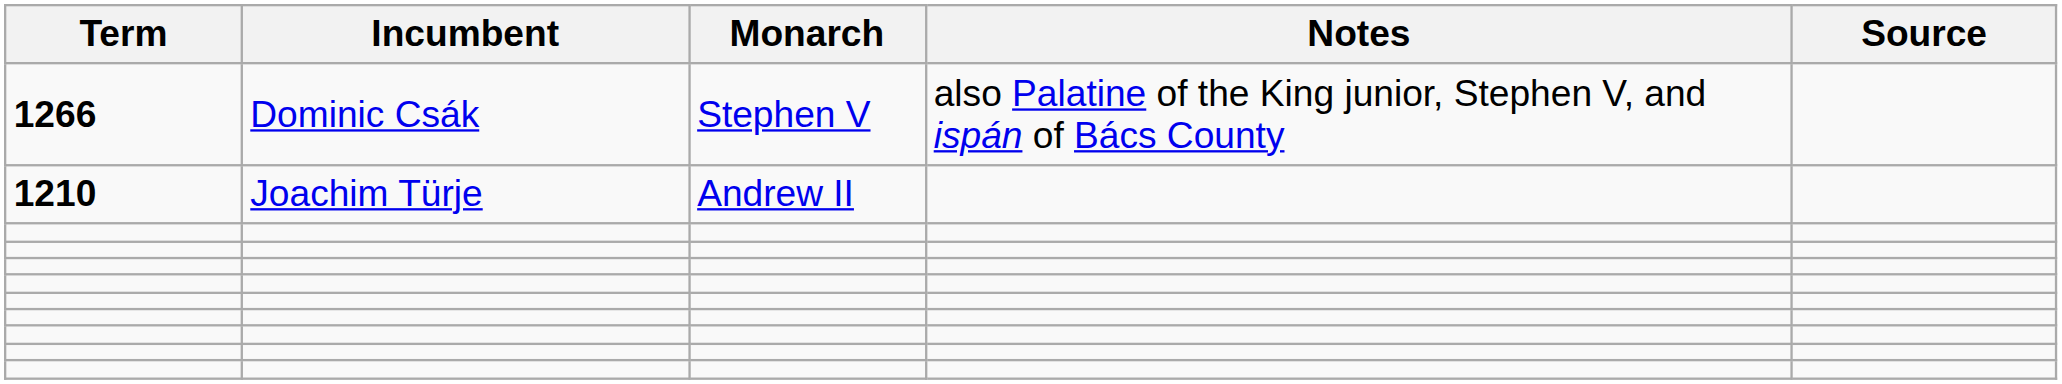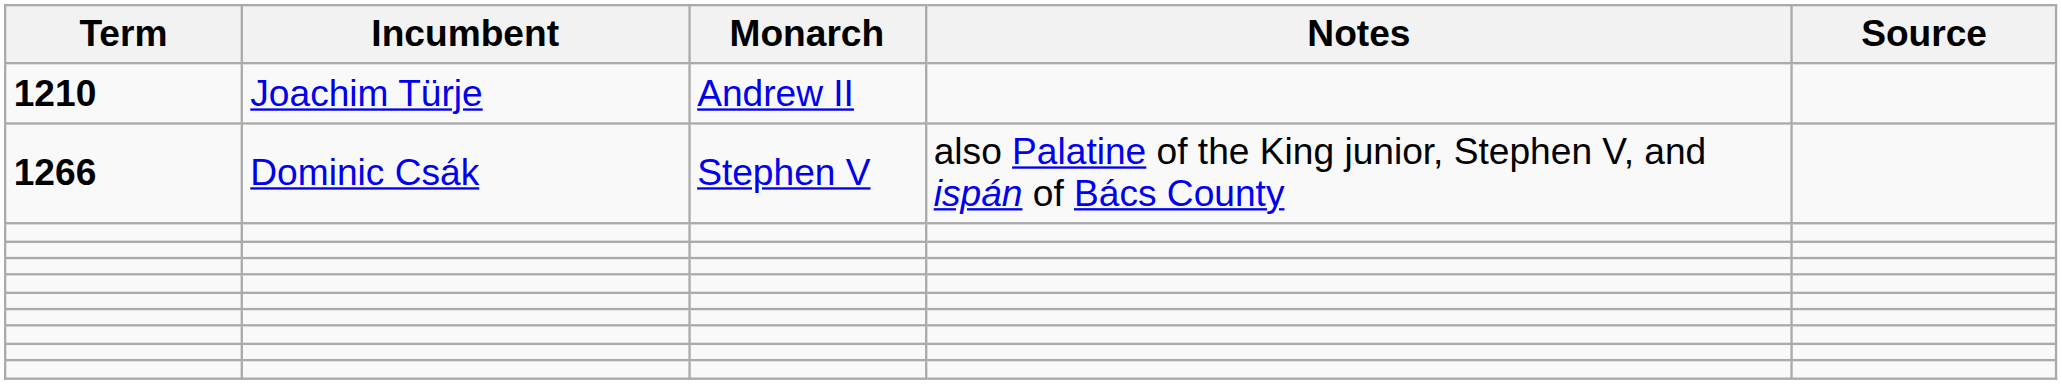rows swapped: (55, 193) <-> (55, 113)
